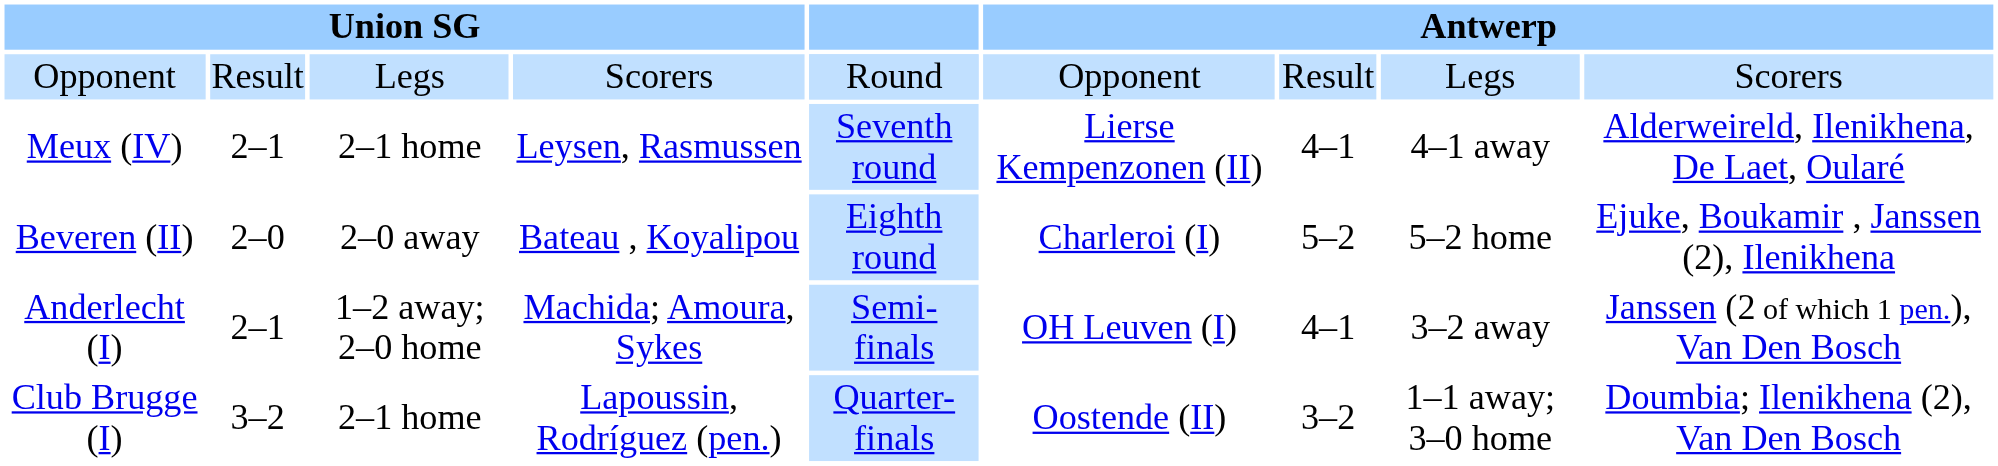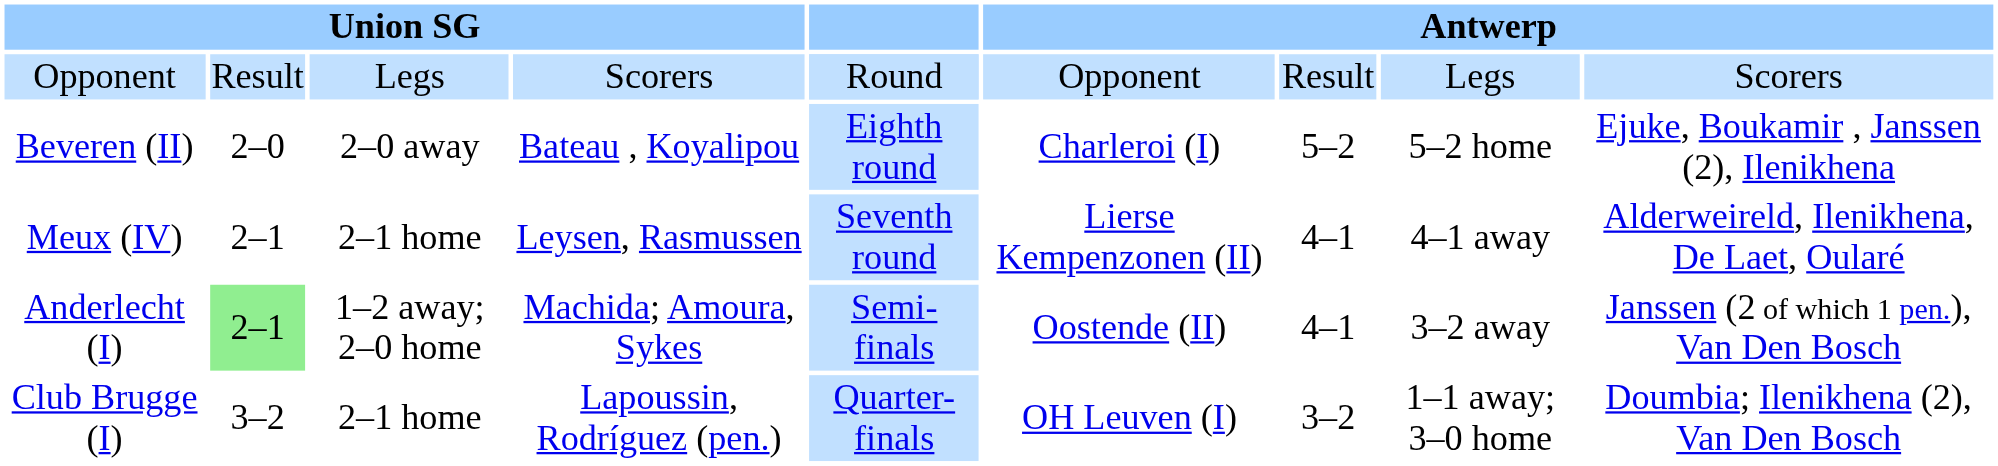rows swapped: (105, 146) <-> (105, 236)
(258, 327) no background -> (258, 327) lightgreen background
(1129, 327) OH Leuven (I) -> (1129, 327) Oostende (II)
(1129, 417) Oostende (II) -> (1129, 417) OH Leuven (I)
